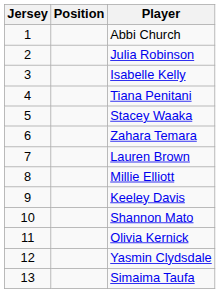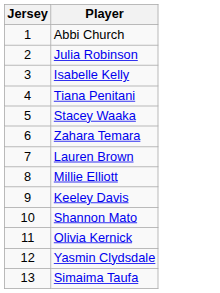- column: (79, 14)
